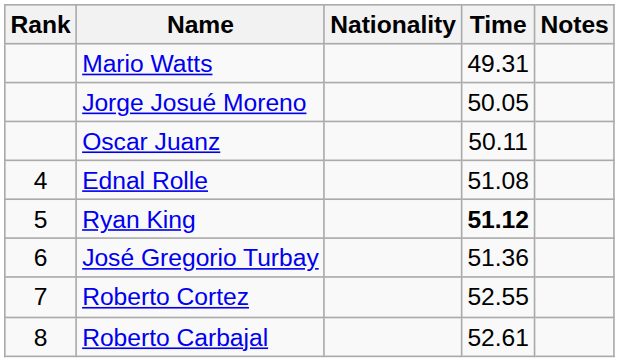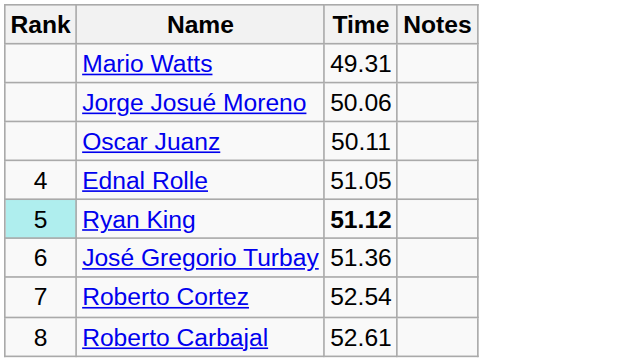- column: (393, 24)
(498, 102) 50.05 -> (361, 102) 50.06
(498, 180) 51.08 -> (361, 180) 51.05
(41, 219) no background -> (41, 219) paleturquoise background
(498, 297) 52.55 -> (361, 297) 52.54
